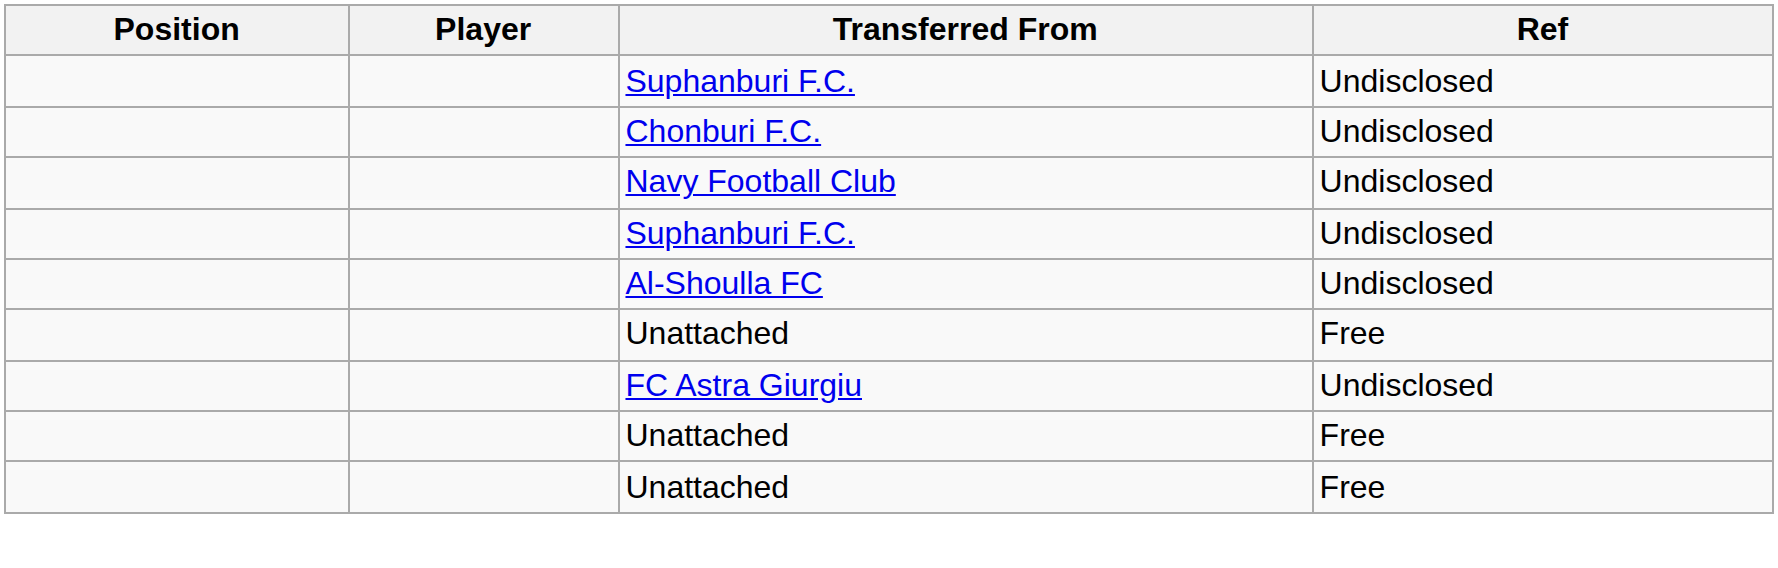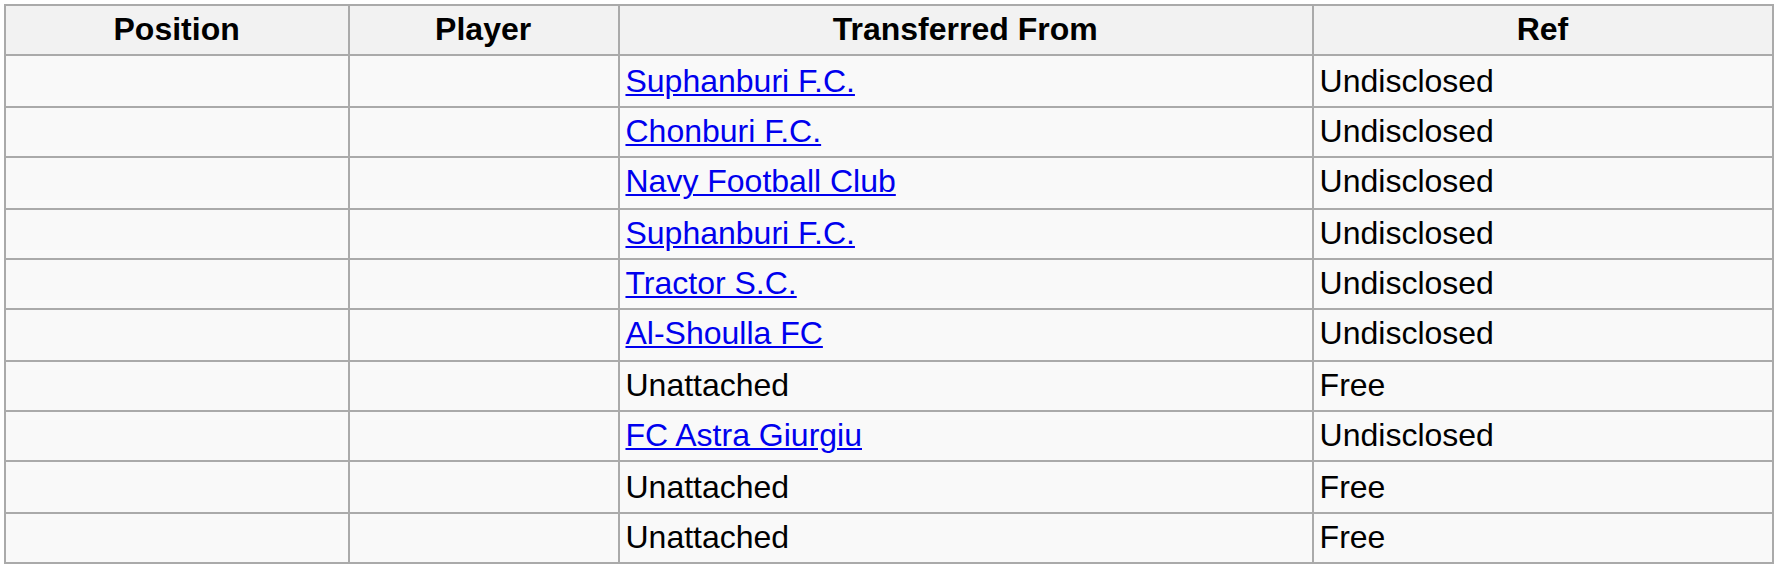+ row: (711, 283)
